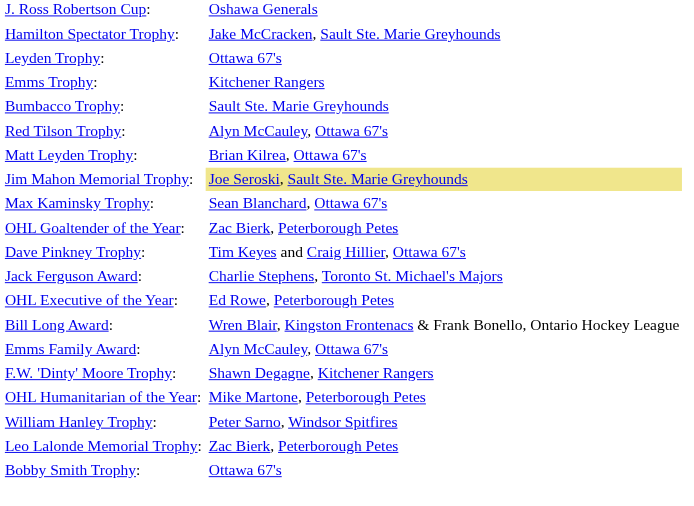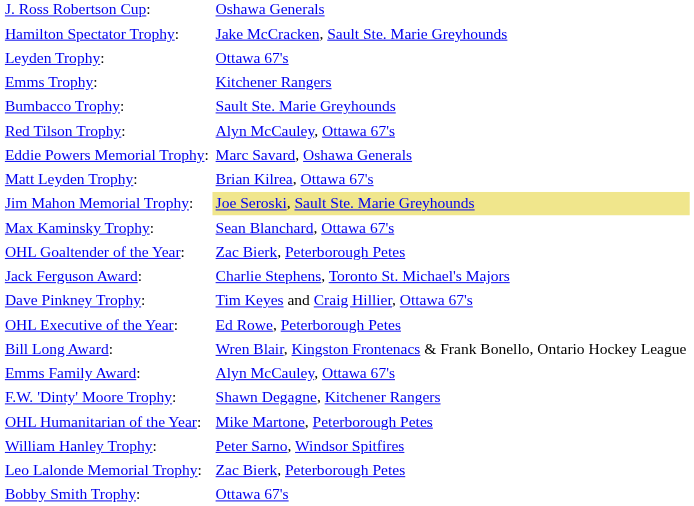+ row: (107, 155)
rows swapped: (73, 276) <-> (75, 252)
